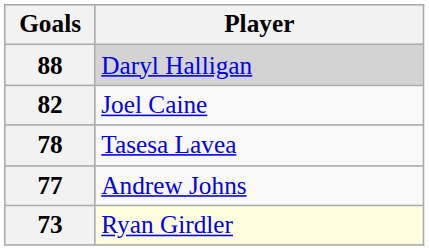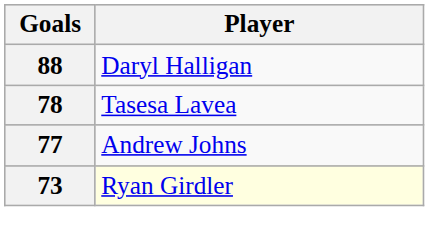(177, 64) lightgrey background -> (177, 64) no background
- row: (50, 104)
